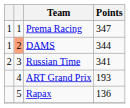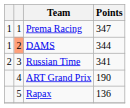(104, 77) 193 -> (104, 77) 190
